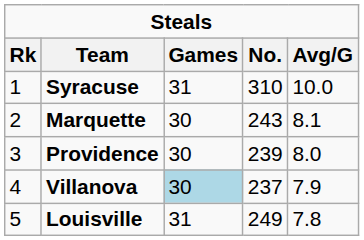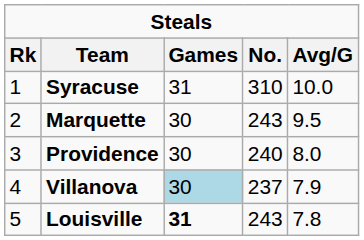(307, 121) 8.1 -> (307, 121) 9.5
(265, 154) 239 -> (265, 154) 240
(180, 220) normal -> (180, 220) bold
(265, 220) 249 -> (265, 220) 243
